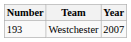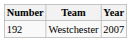(15, 29) 193 -> (15, 29) 192
